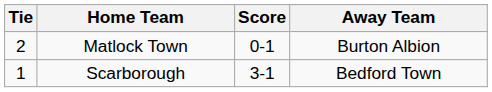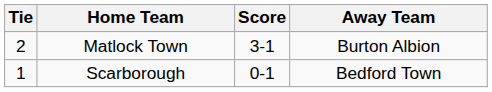(262, 45) 0-1 -> (262, 45) 3-1
(262, 73) 3-1 -> (262, 73) 0-1
